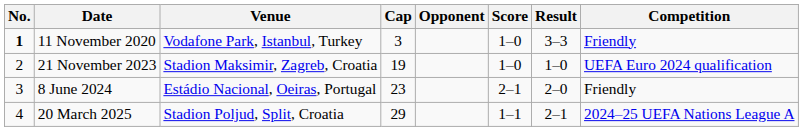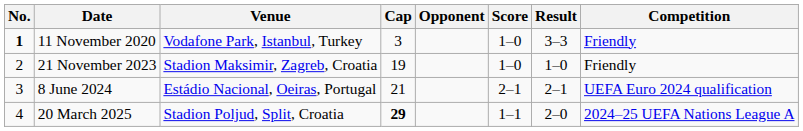(678, 65) UEFA Euro 2024 qualification -> (610, 65) Friendly
(398, 89) 23 -> (398, 89) 21
(556, 89) 2–0 -> (556, 89) 2–1
(610, 89) Friendly -> (678, 89) UEFA Euro 2024 qualification
(398, 114) normal -> (398, 114) bold
(556, 114) 2–1 -> (556, 114) 2–0
